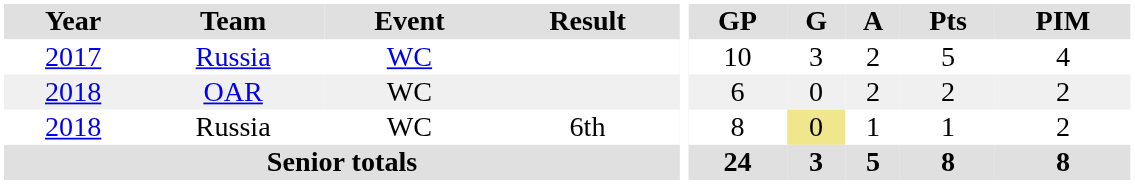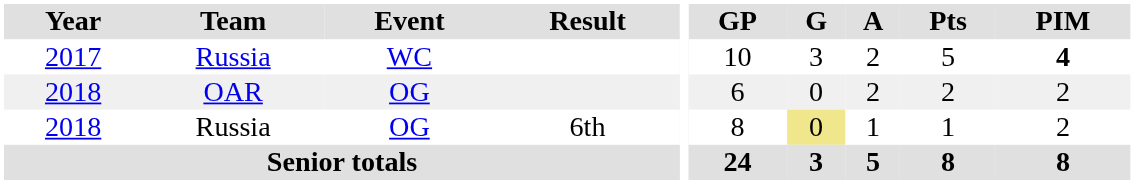(1063, 56) normal -> (1063, 56) bold
(409, 91) WC -> (409, 91) OG
(409, 126) WC -> (409, 126) OG
